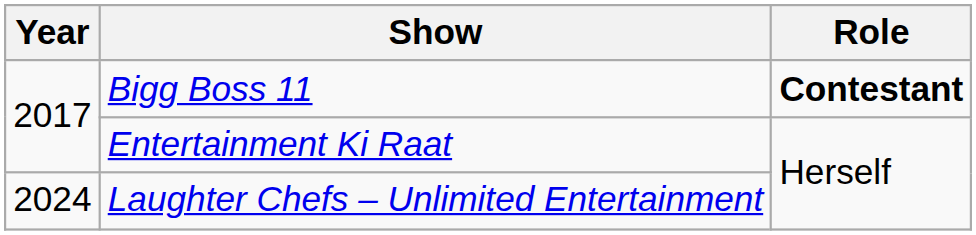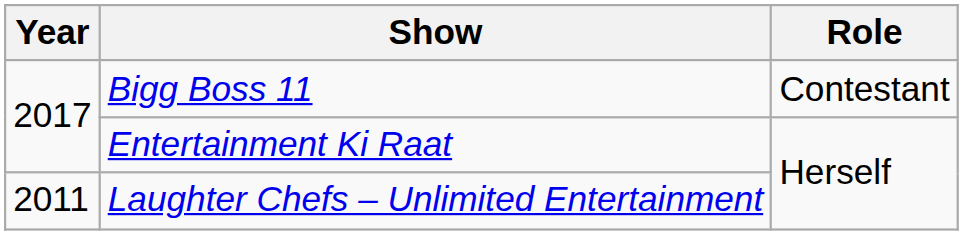(871, 88) bold -> (865, 88) normal
(52, 199) 2024 -> (51, 199) 2011
